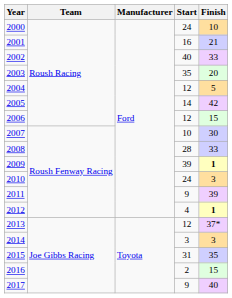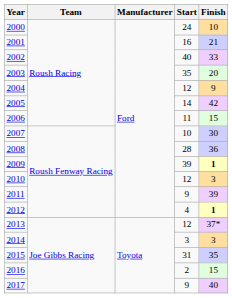(213, 88) 5 -> (213, 88) 9
(187, 118) 12 -> (187, 118) 11
(213, 149) 33 -> (213, 149) 36
(187, 179) 24 -> (187, 179) 12
